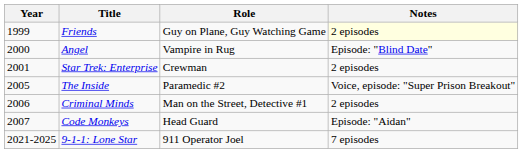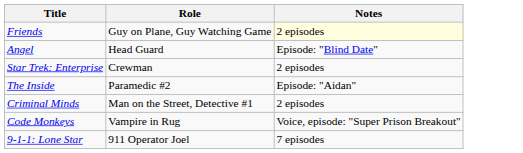- column: (32, 13)
(199, 49) Vampire in Rug -> (136, 49) Head Guard
(423, 85) Voice, episode: "Super Prison Breakout" -> (316, 85) Episode: "Aidan"
(190, 121) Head Guard -> (144, 121) Vampire in Rug
(371, 121) Episode: "Aidan" -> (369, 121) Voice, episode: "Super Prison Breakout"
